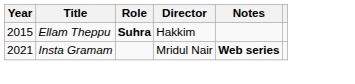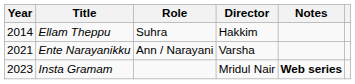(20, 32) 2015 -> (20, 32) 2014
(134, 32) bold -> (152, 32) normal
+ row: (85, 50)
(20, 50) 2021 -> (20, 69) 2023
